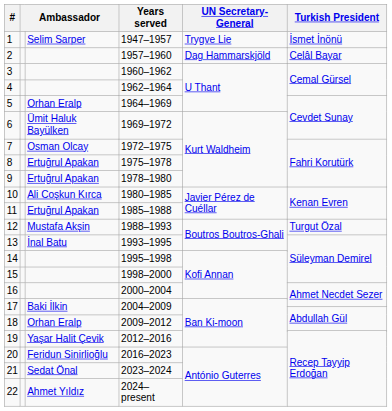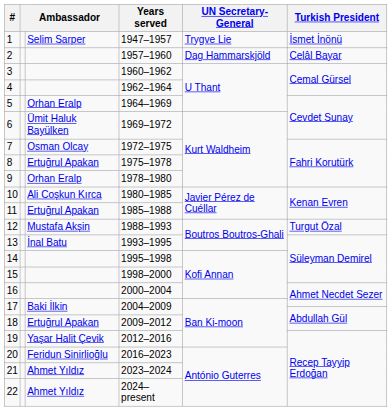(63, 179) Ertuğrul Apakan -> (54, 179) Orhan Eralp
(54, 322) Orhan Eralp -> (63, 322) Ertuğrul Apakan
(52, 370) Sedat Önal -> (56, 370) Ahmet Yıldız
